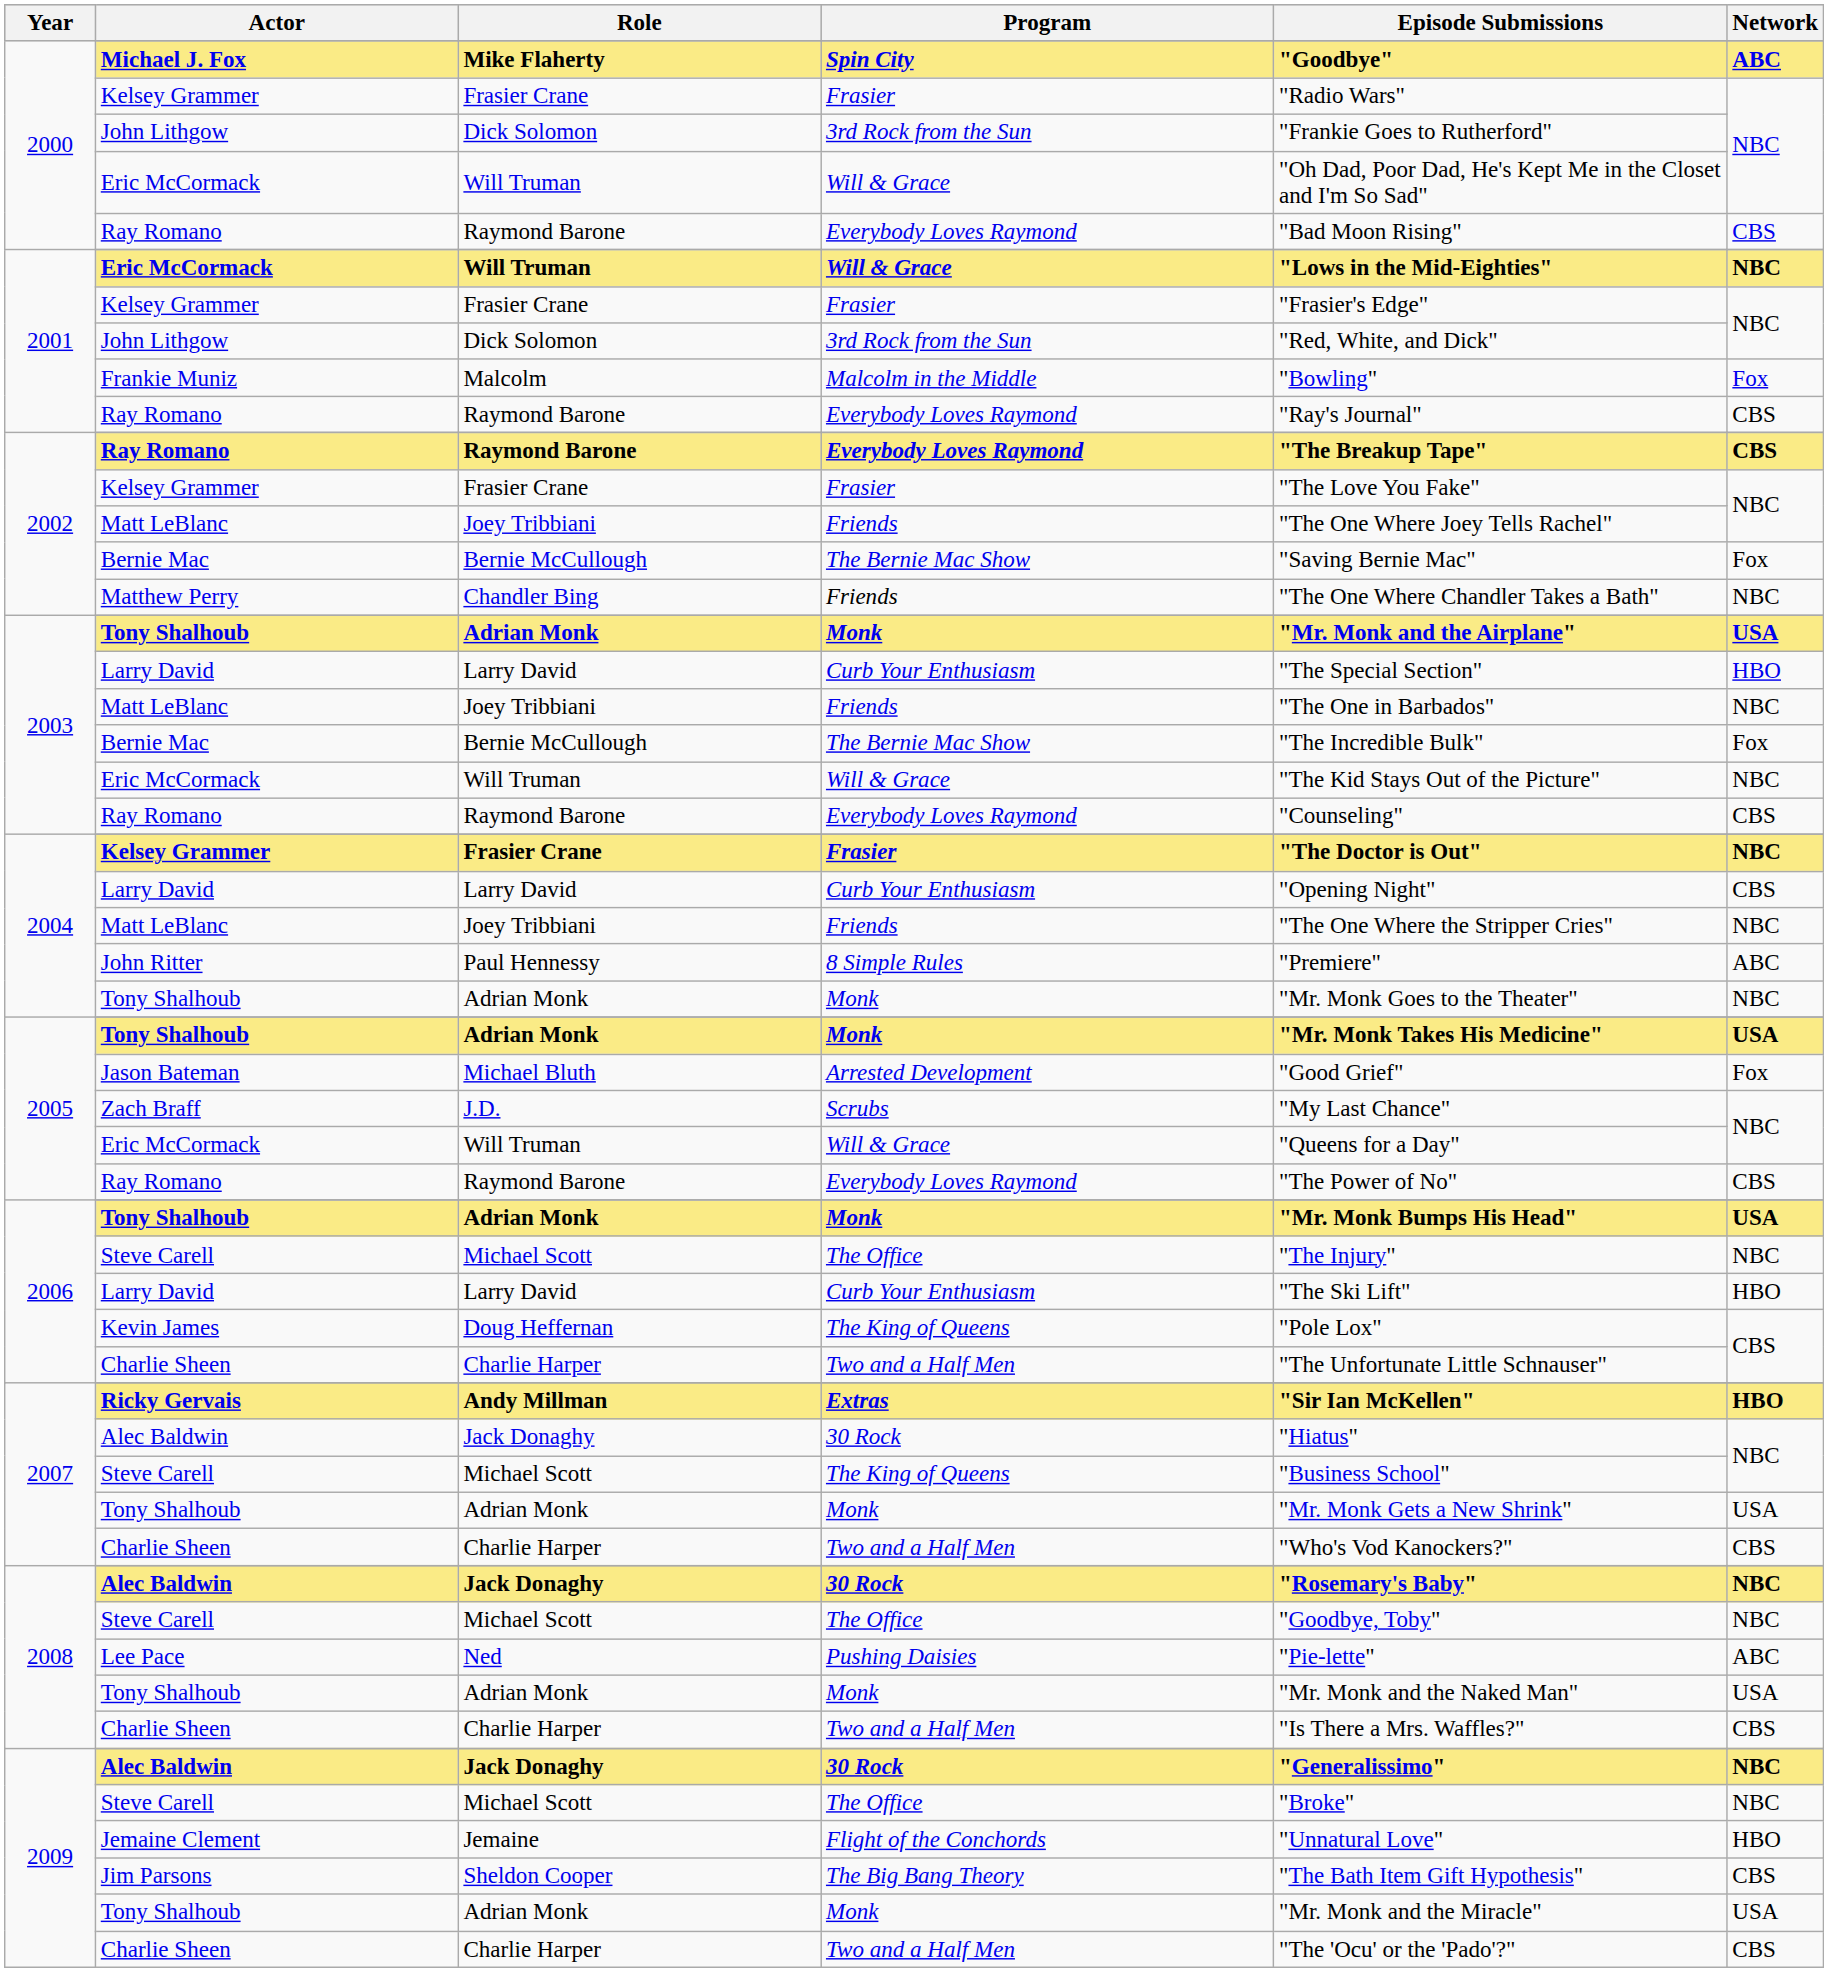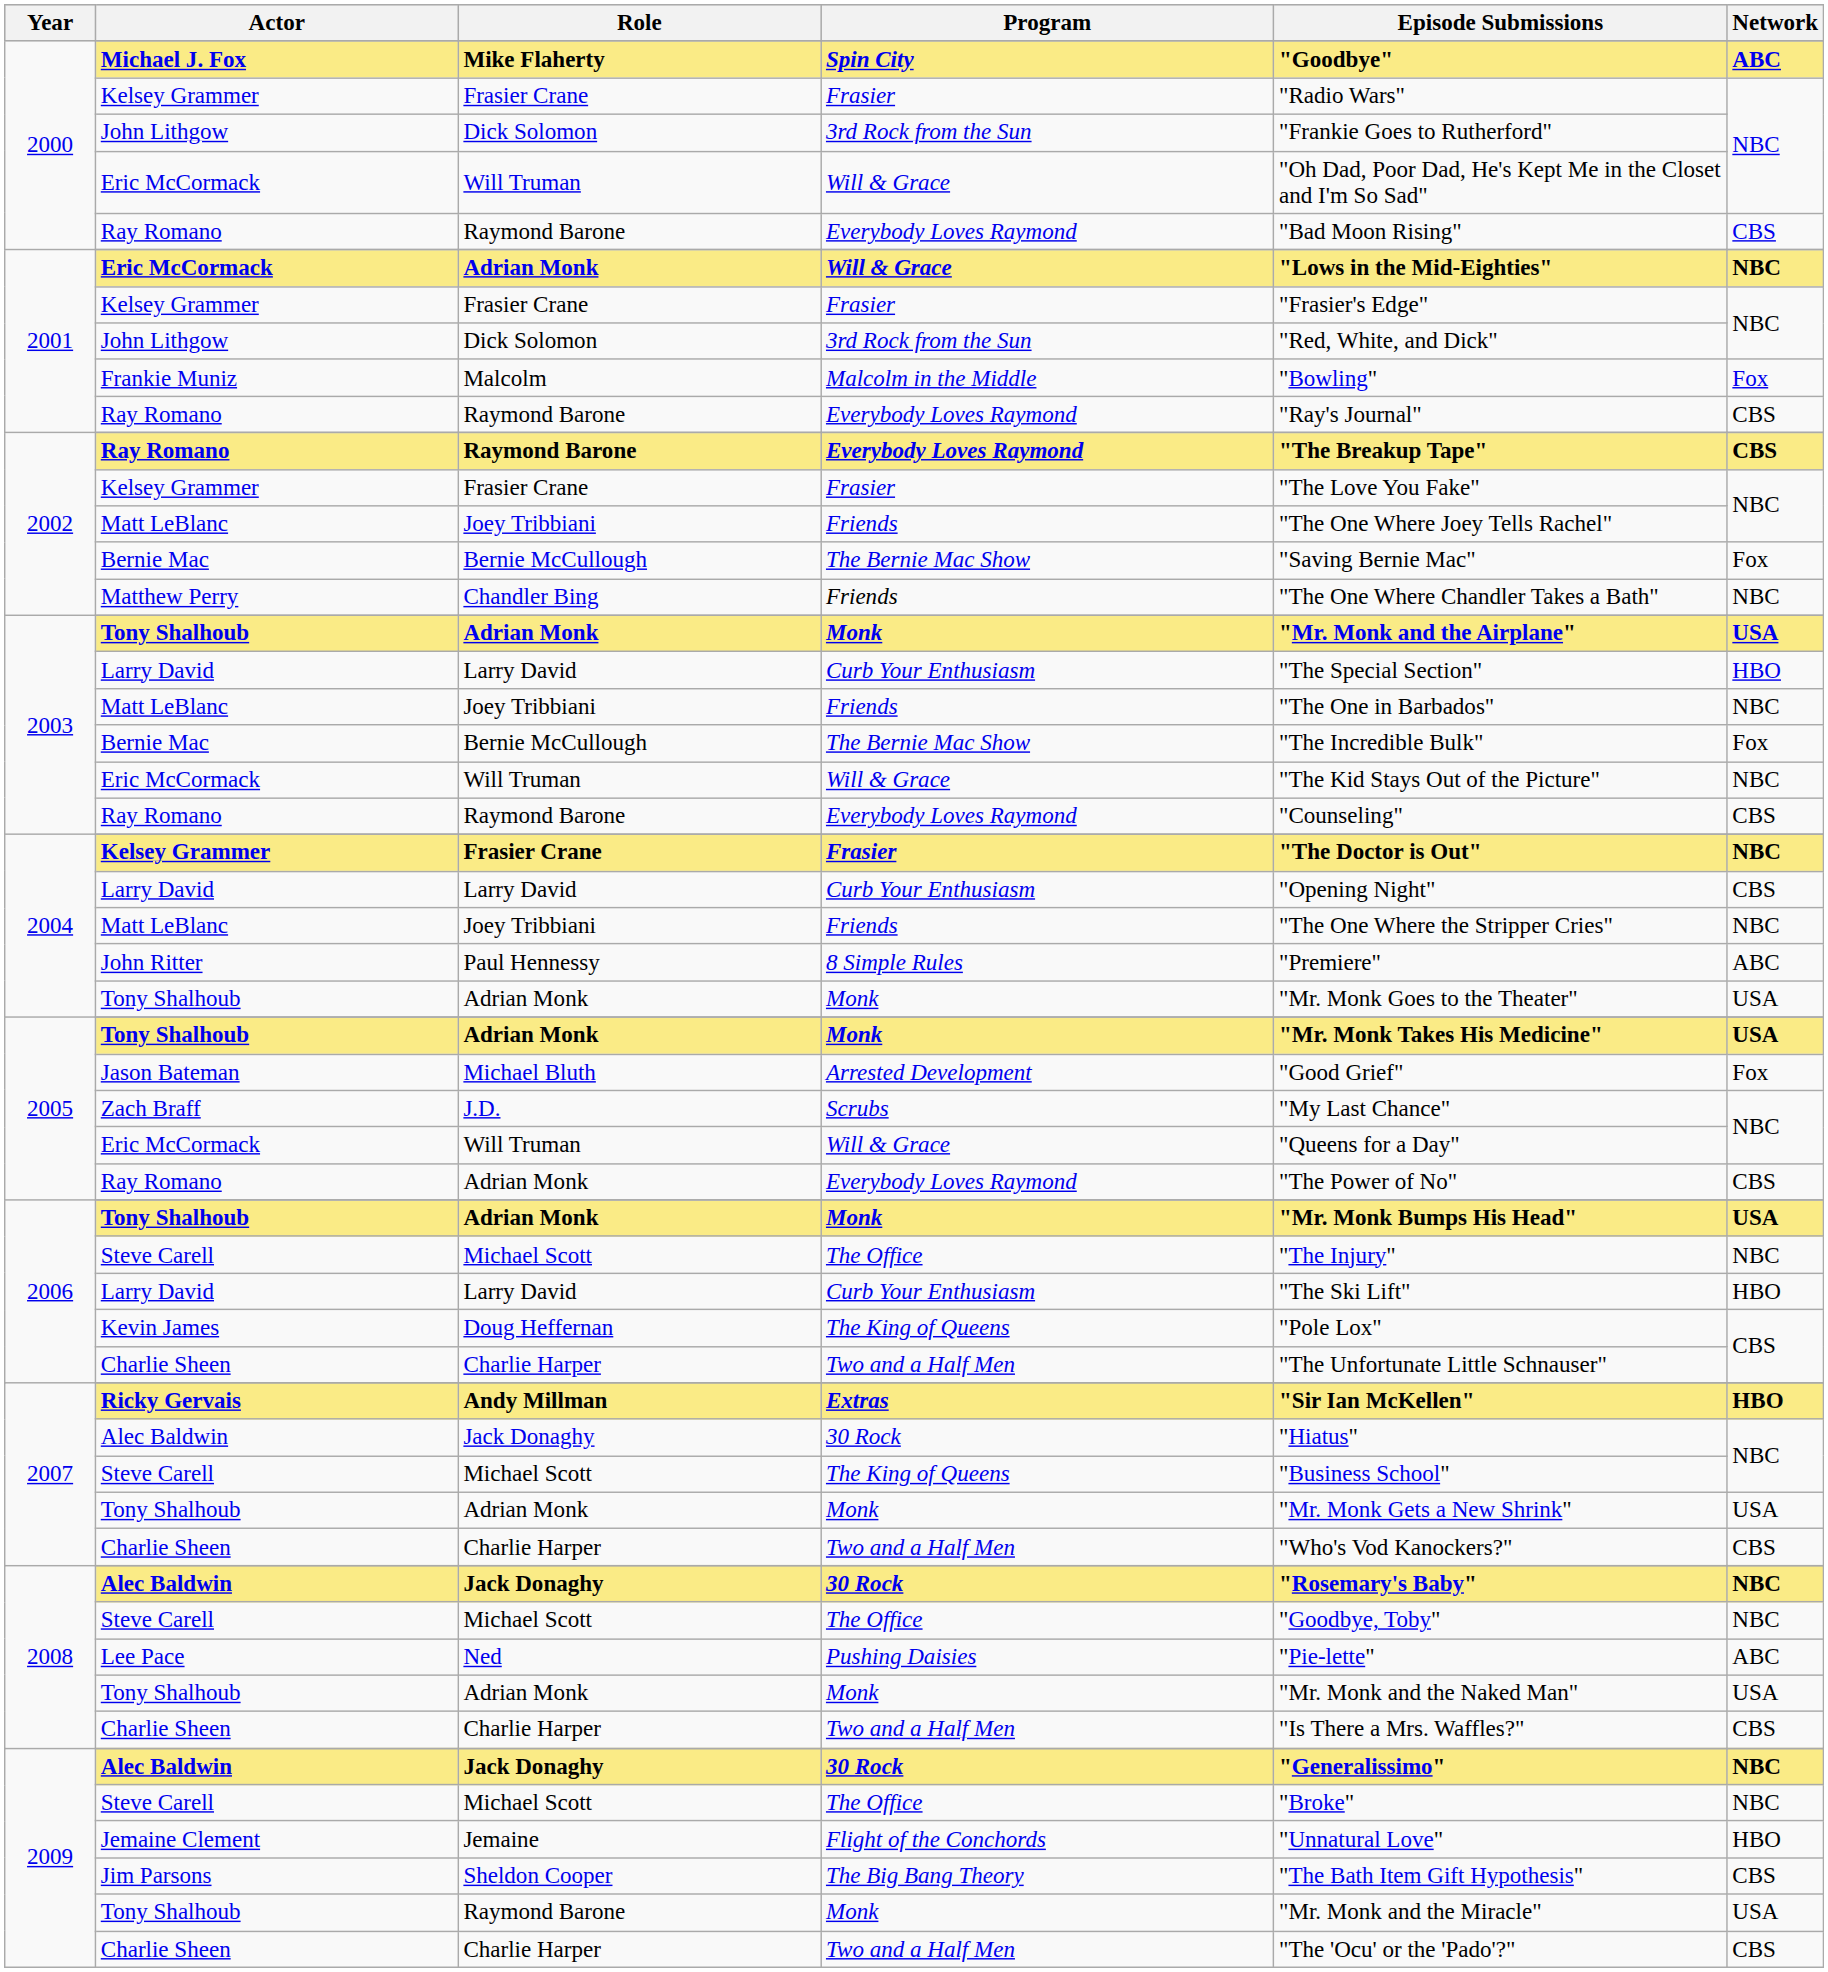(527, 267) Will Truman -> (531, 267) Adrian Monk
(1756, 998) NBC -> (1755, 998) USA
(544, 1181) Raymond Barone -> (526, 1181) Adrian Monk
(526, 1912) Adrian Monk -> (544, 1912) Raymond Barone
